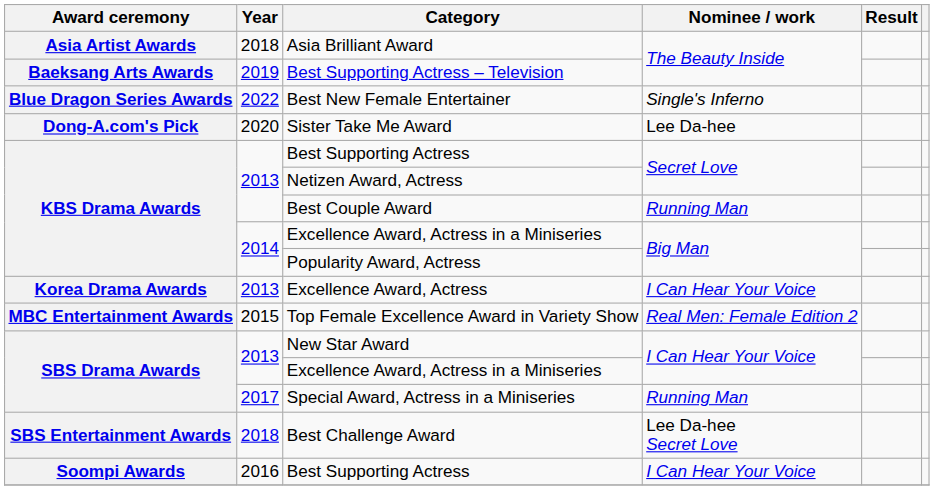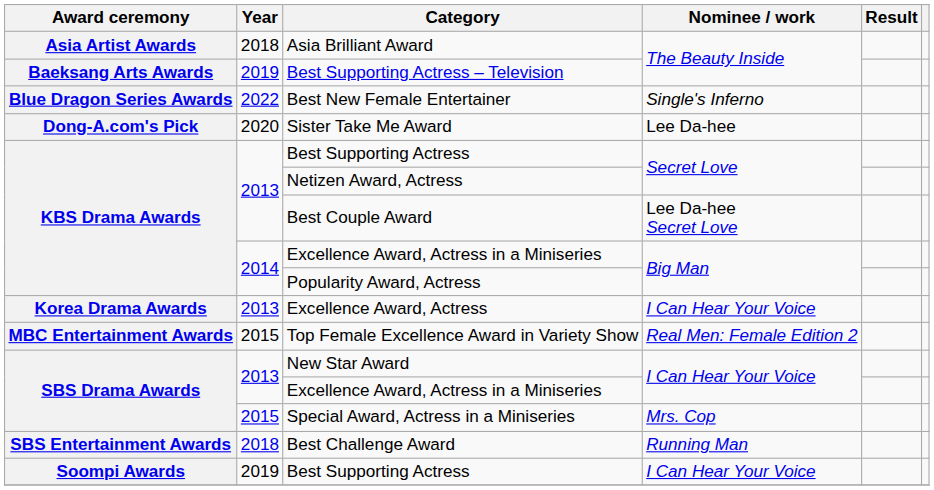(697, 208) Running Man -> (692, 217) Lee Da-hee Secret Love
(260, 398) 2017 -> (260, 417) 2015
(697, 398) Running Man -> (681, 417) Mrs. Cop
(692, 434) Lee Da-hee Secret Love -> (697, 444) Running Man
(260, 471) 2016 -> (260, 471) 2019
